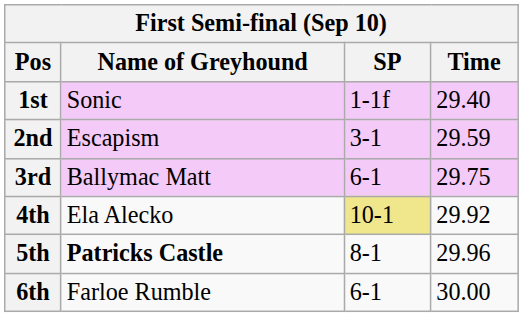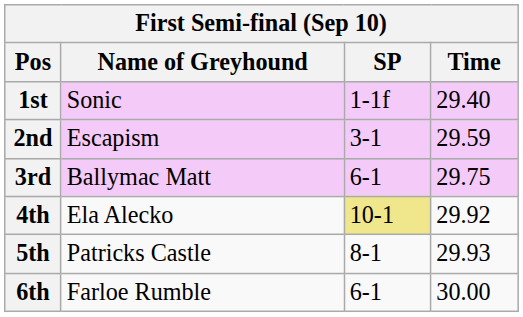(145, 253) bold -> (139, 253) normal
(464, 253) 29.96 -> (464, 253) 29.93
